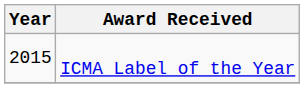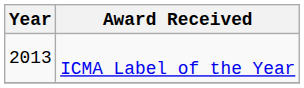(30, 59) 2015 -> (30, 59) 2013
